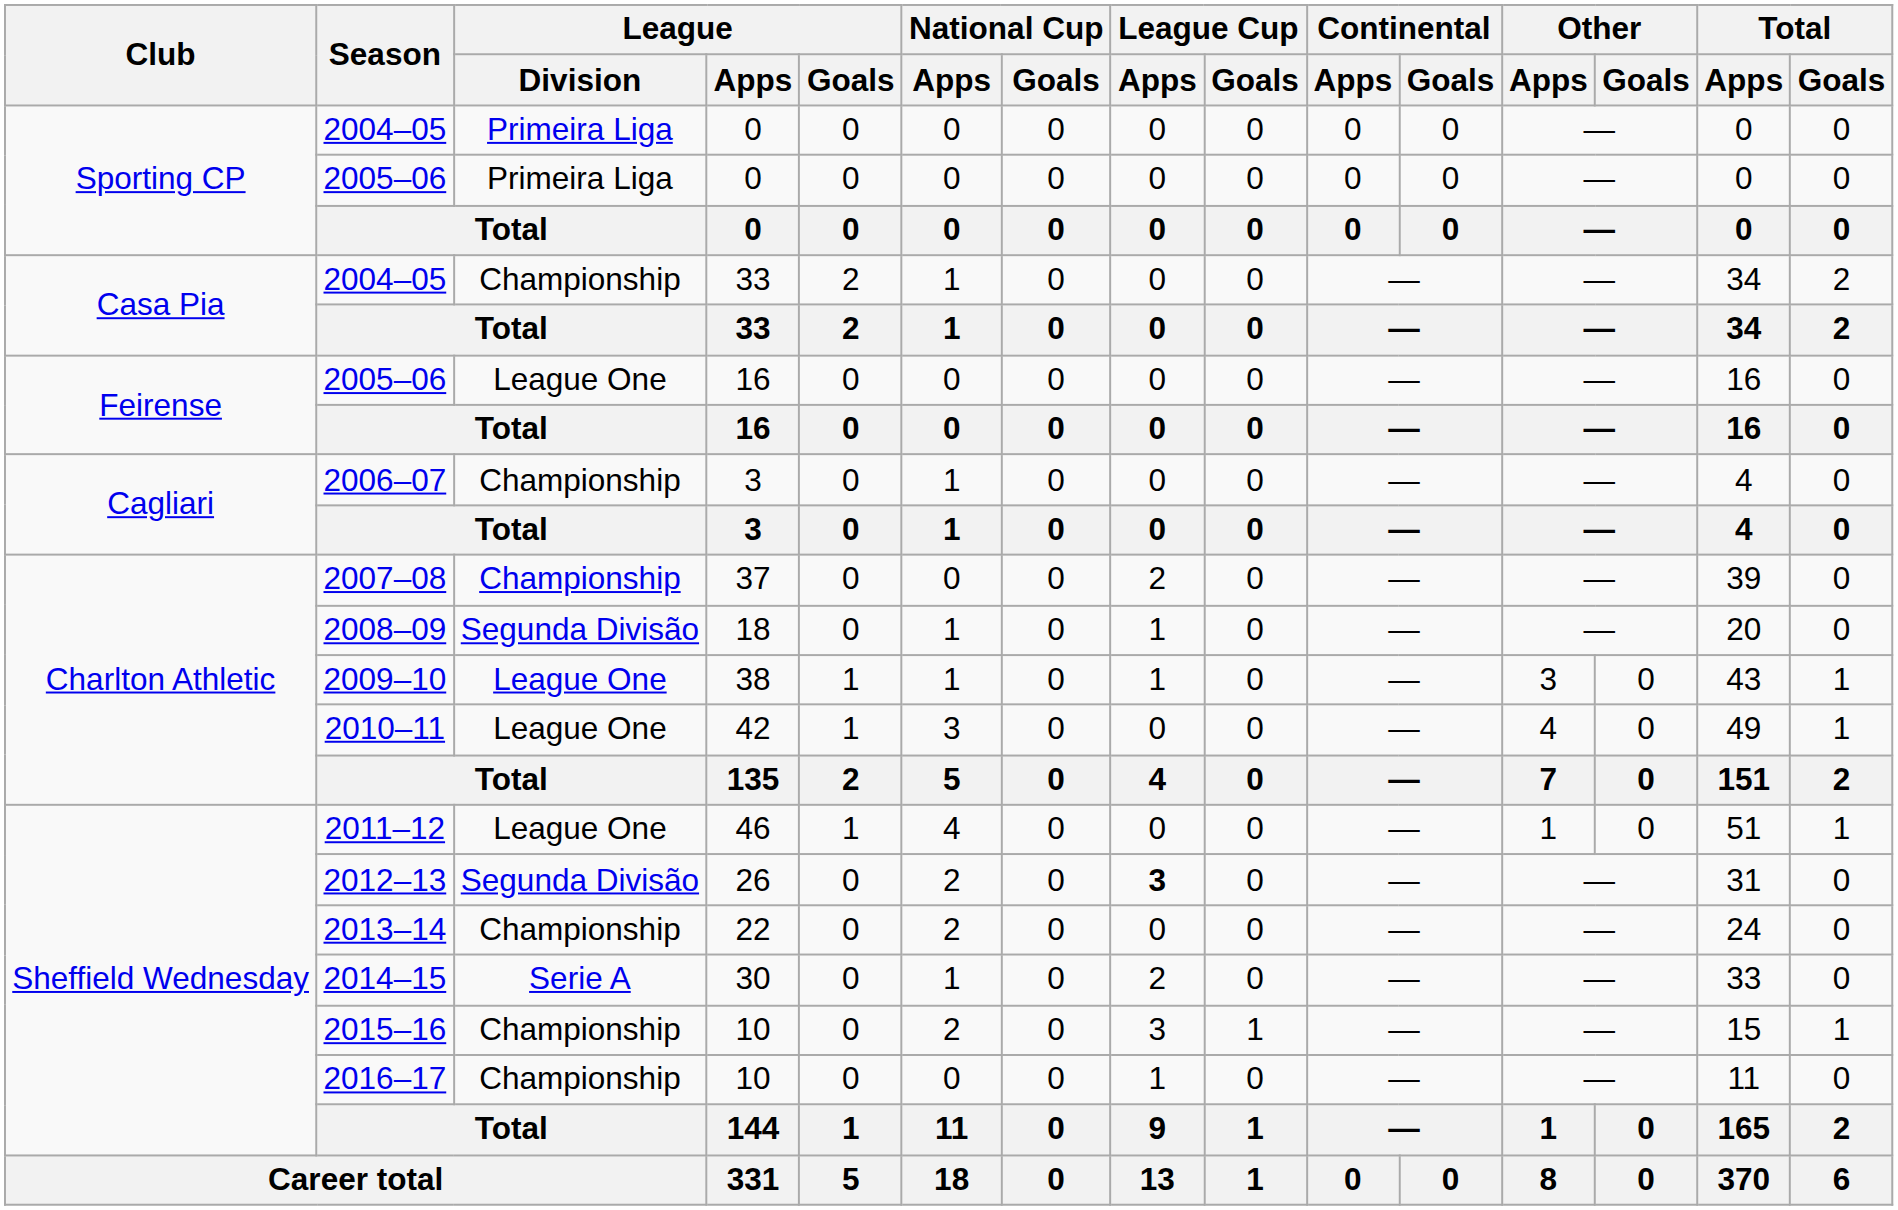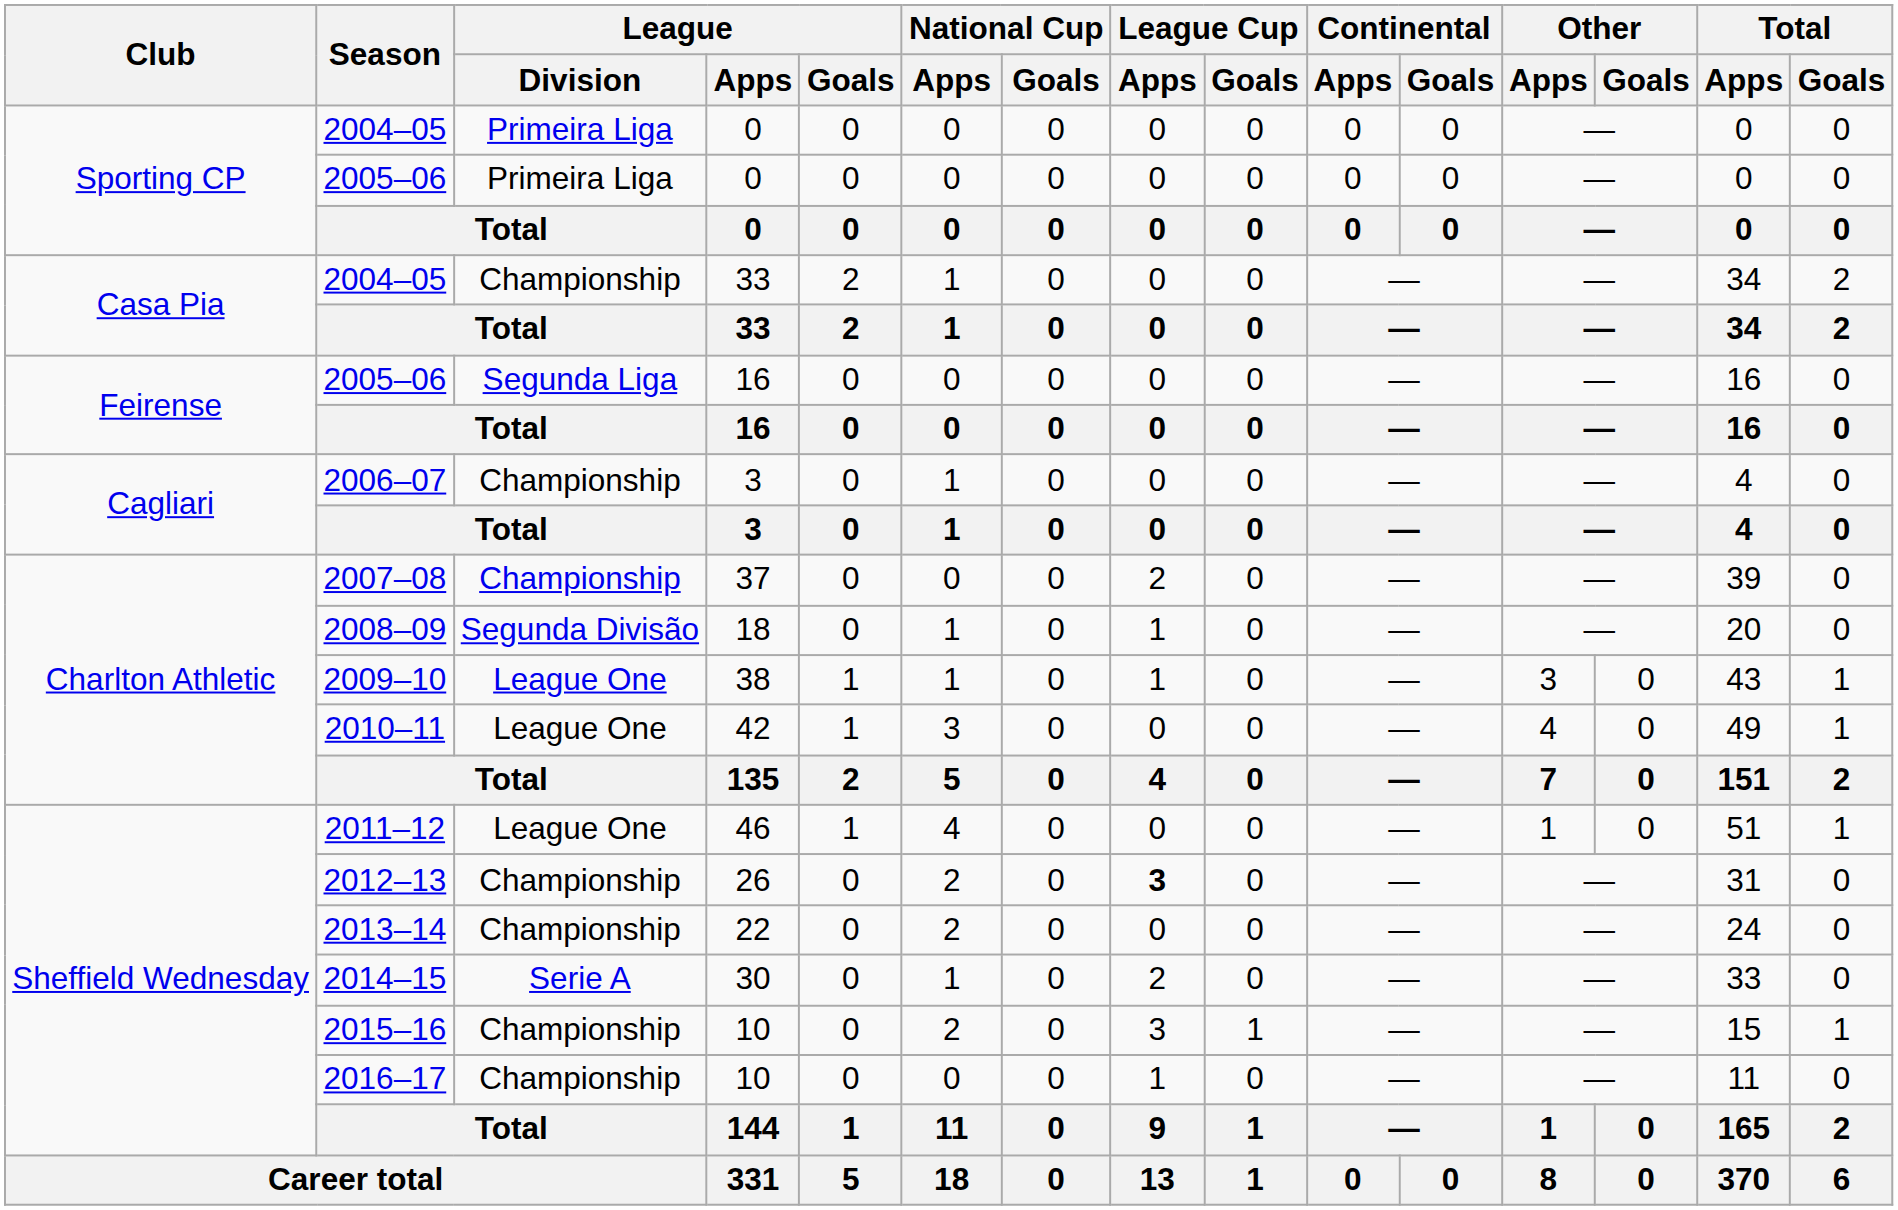(580, 379) League One -> (580, 379) Segunda Liga
(580, 879) Segunda Divisão -> (580, 879) Championship
